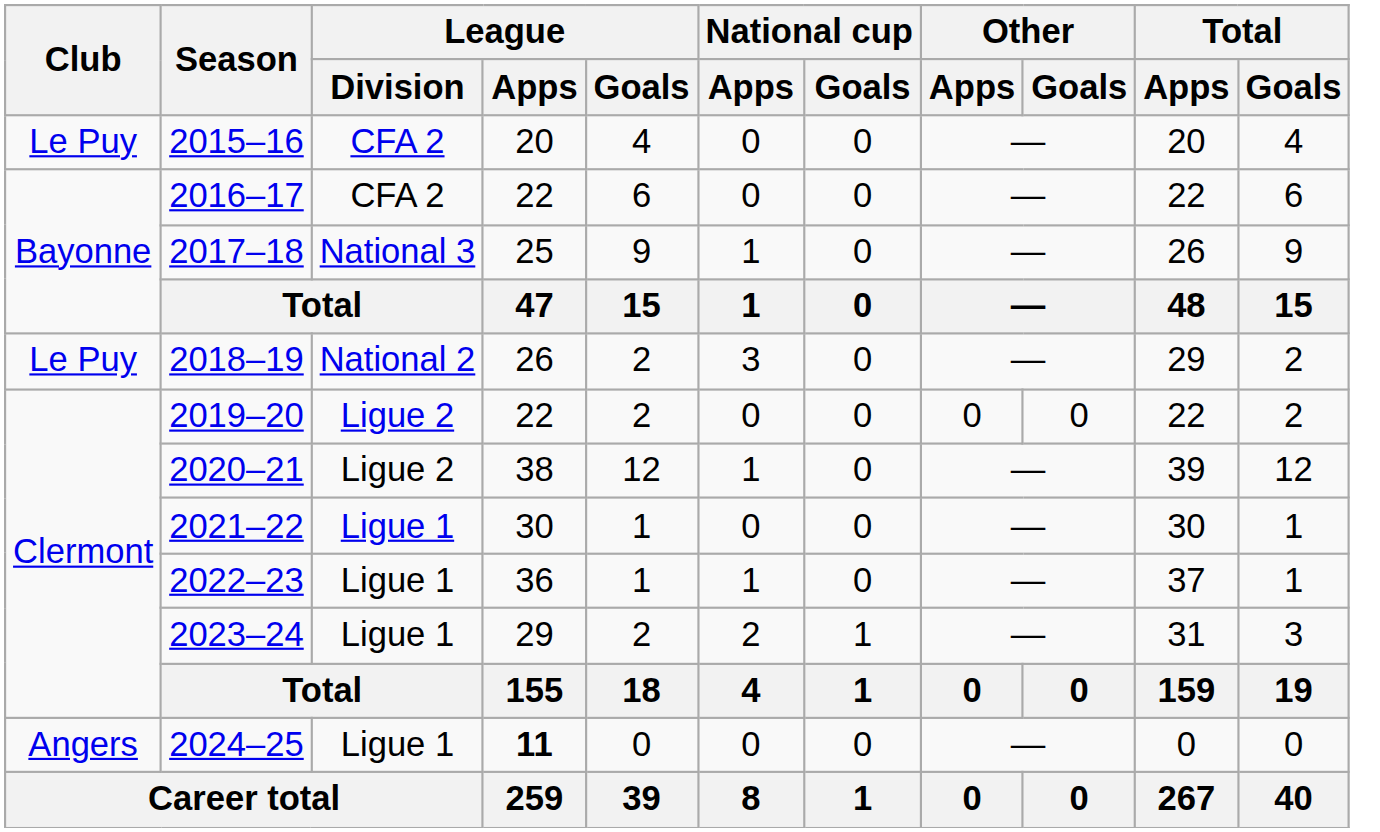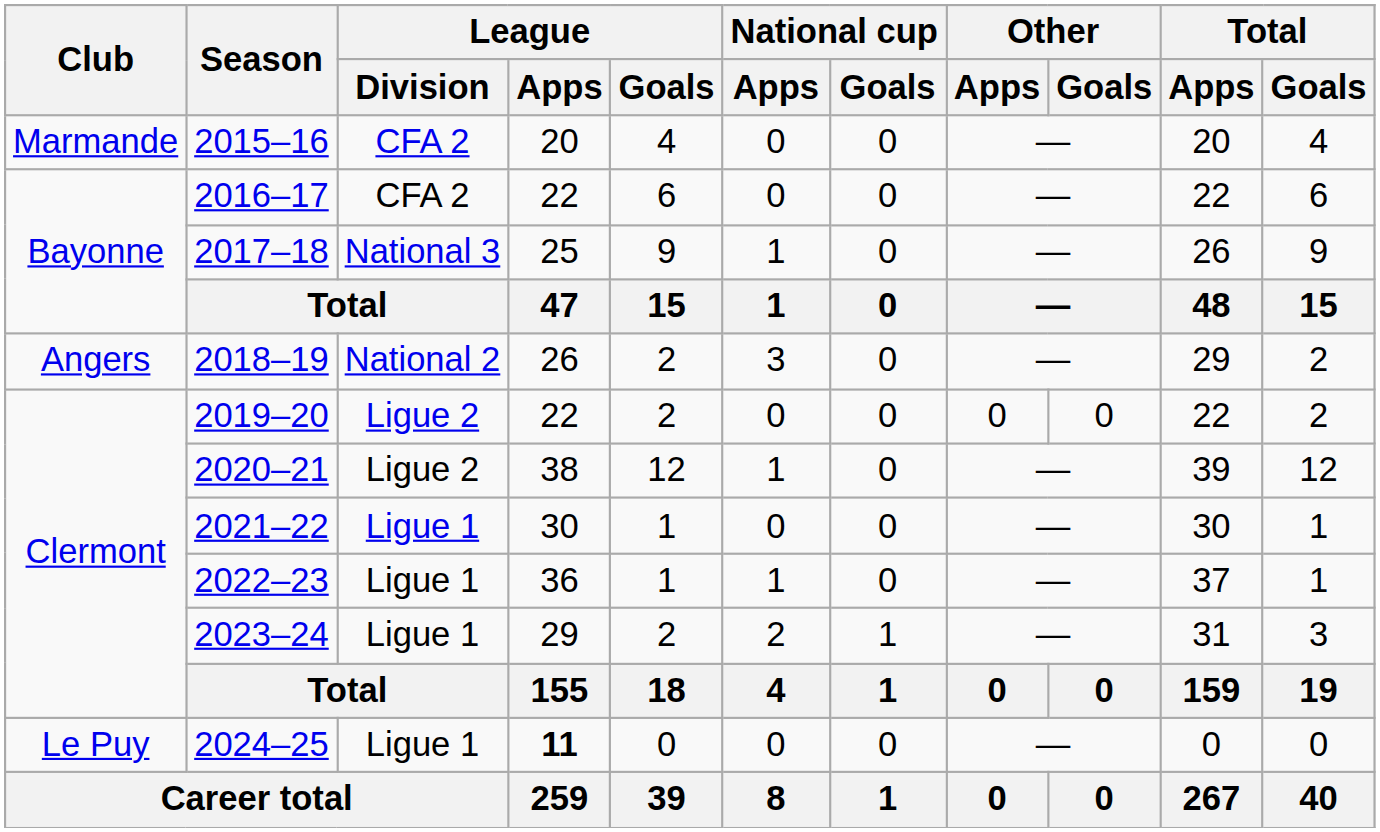(83, 141) Le Puy -> (96, 141) Marmande
(83, 360) Le Puy -> (96, 360) Angers
(83, 744) Angers -> (96, 744) Le Puy
